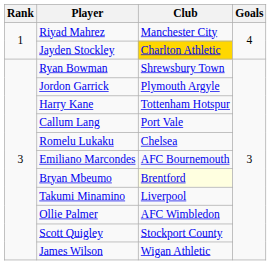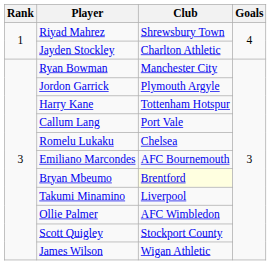(179, 31) Manchester City -> (183, 31) Shrewsbury Town
(181, 50) gold background -> (181, 50) no background
(183, 68) Shrewsbury Town -> (179, 68) Manchester City
